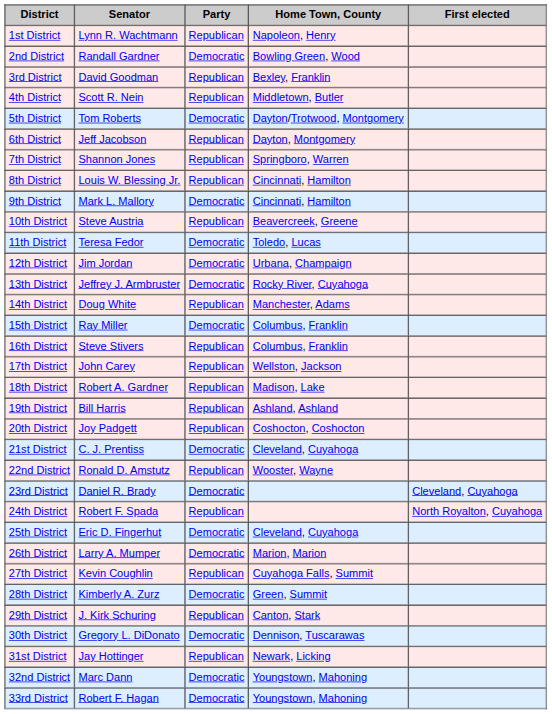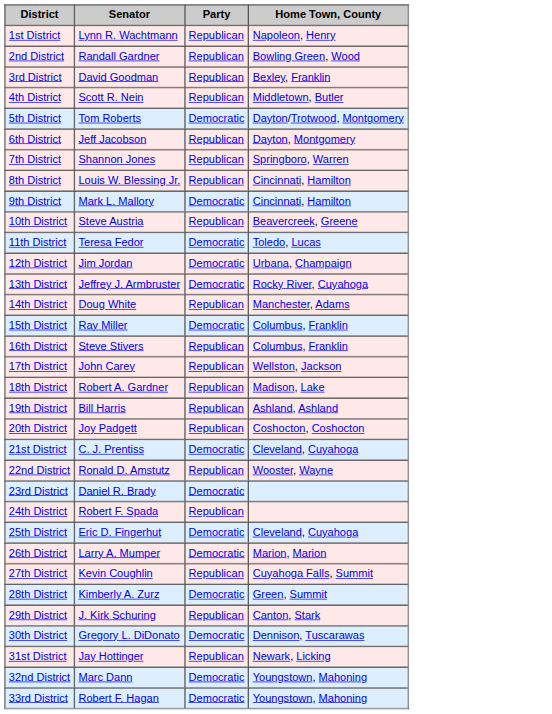- column: (477, 15)
(217, 56) Democratic -> (216, 56) Republican
